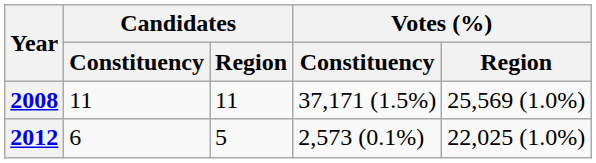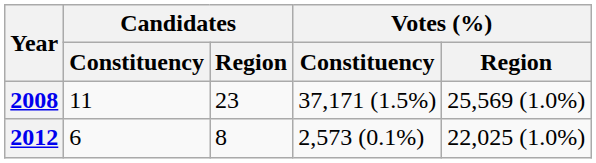(227, 99) 11 -> (227, 99) 23
(221, 137) 5 -> (221, 137) 8
